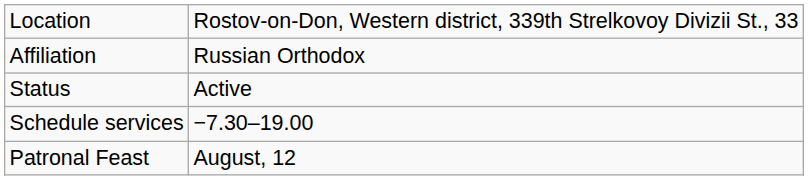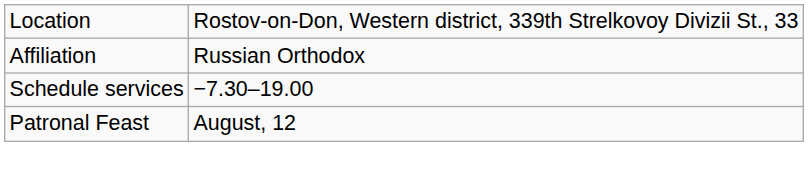- row: (40, 89)
